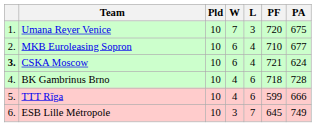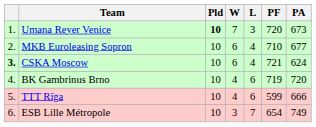(216, 29) normal -> (216, 29) bold
(299, 29) 675 -> (299, 29) 673
(274, 79) 718 -> (274, 79) 719
(299, 79) 728 -> (299, 79) 720
(274, 113) 645 -> (274, 113) 654
